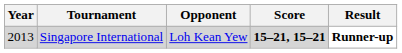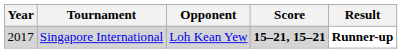(21, 37) 2013 -> (21, 37) 2017
